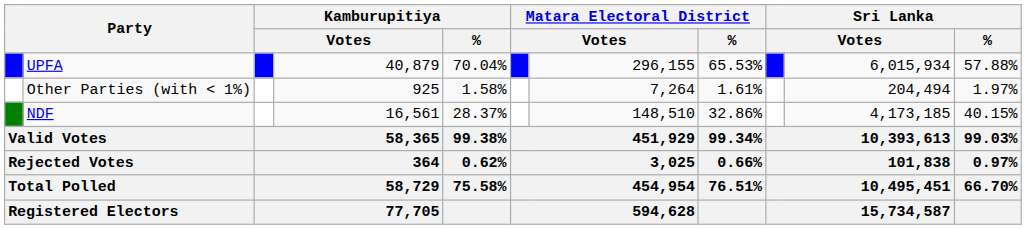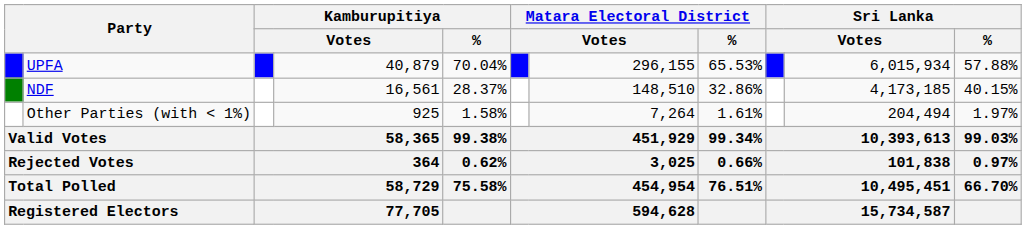rows swapped: (40, 114) <-> (139, 90)
